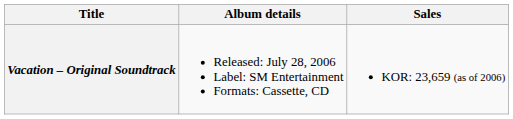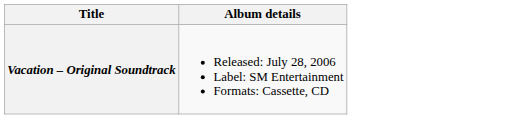- column: (427, 14)
